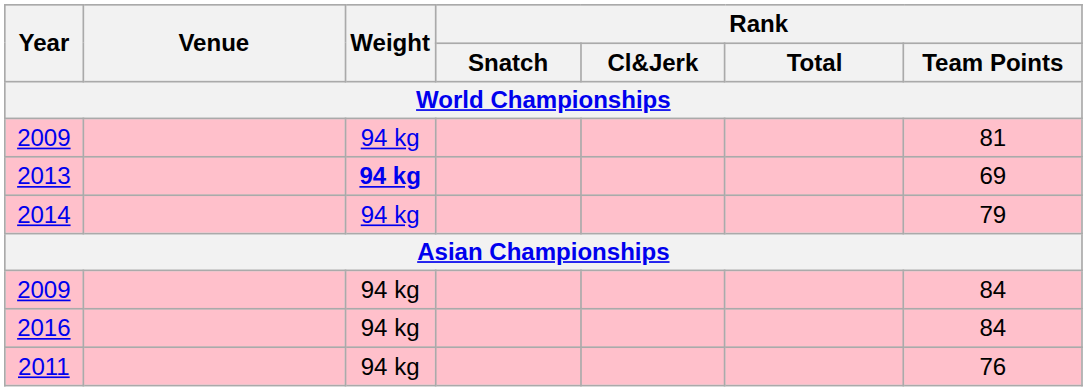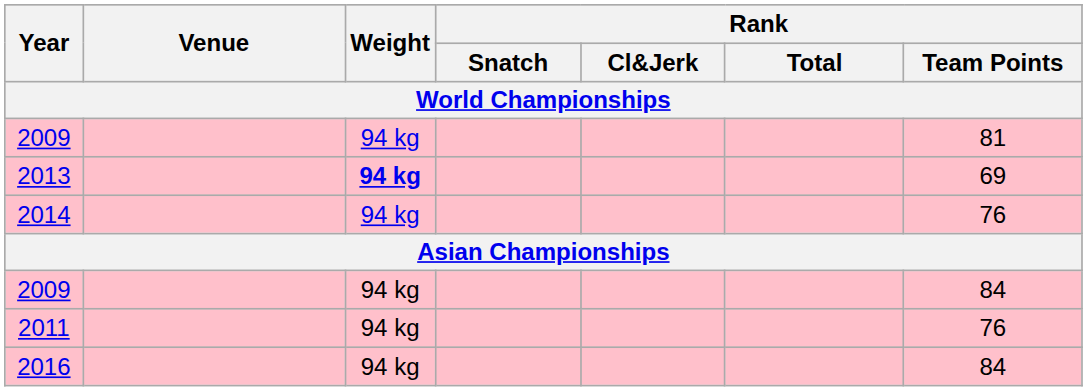(993, 214) 79 -> (993, 214) 76
rows swapped: (44, 366) <-> (44, 328)
